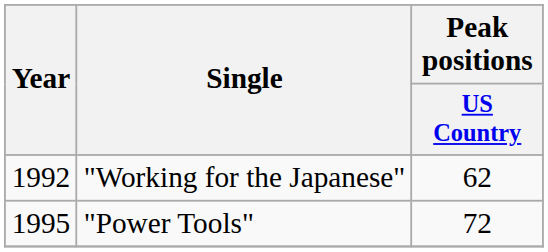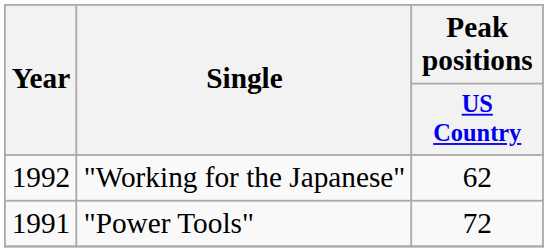(41, 223) 1995 -> (41, 223) 1991
